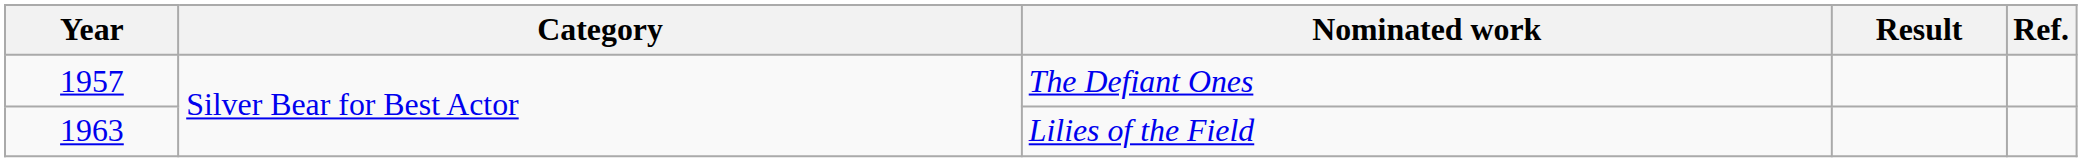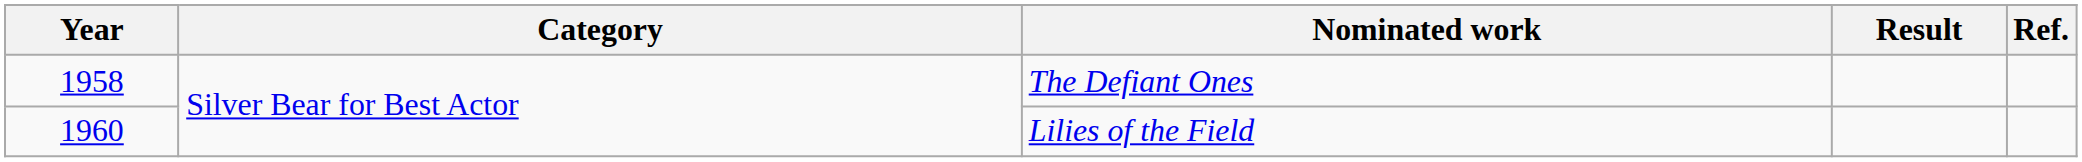(92, 80) 1957 -> (92, 80) 1958
(92, 130) 1963 -> (92, 130) 1960
